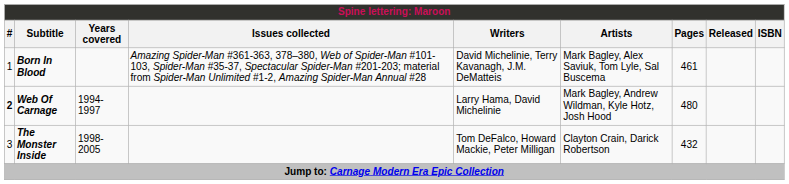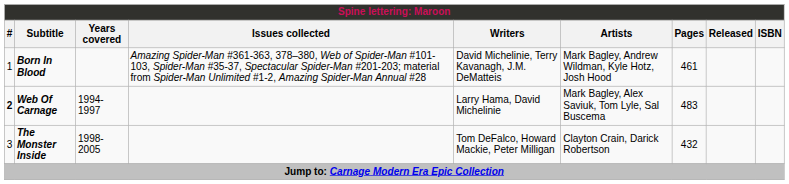(611, 67) Mark Bagley, Alex Saviuk, Tom Lyle, Sal Buscema -> (610, 67) Mark Bagley, Andrew Wildman, Kyle Hotz, Josh Hood
(610, 105) Mark Bagley, Andrew Wildman, Kyle Hotz, Josh Hood -> (611, 105) Mark Bagley, Alex Saviuk, Tom Lyle, Sal Buscema
(689, 105) 480 -> (689, 105) 483
